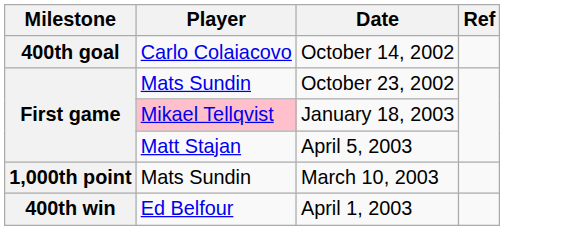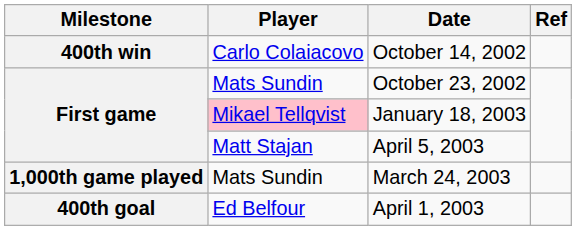(70, 51) 400th goal -> (106, 51) 400th win
- row: (370, 177)
+ row: (442, 177)
(70, 209) 400th win -> (106, 209) 400th goal
